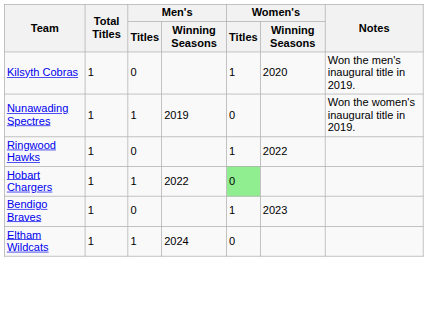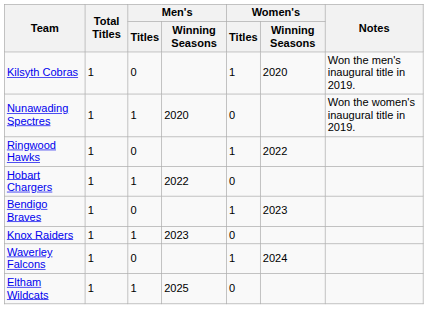(176, 115) 2019 -> (176, 115) 2020
(232, 181) lightgreen background -> (232, 181) no background
+ row: (40, 235)
+ row: (30, 258)
(176, 241) 2024 -> (176, 288) 2025
